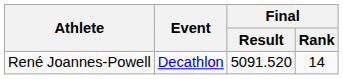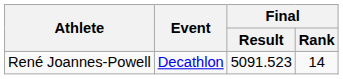(261, 63) 5091.520 -> (261, 63) 5091.523
